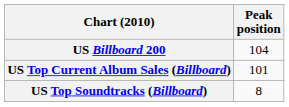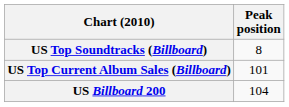rows swapped: (119, 49) <-> (119, 91)
